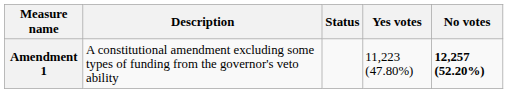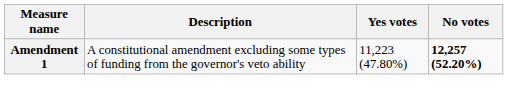- column: (342, 21)
